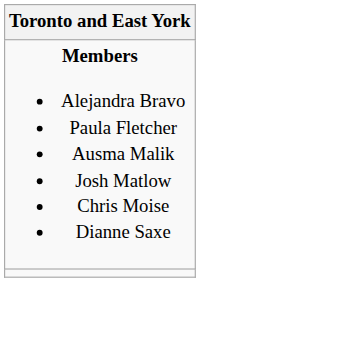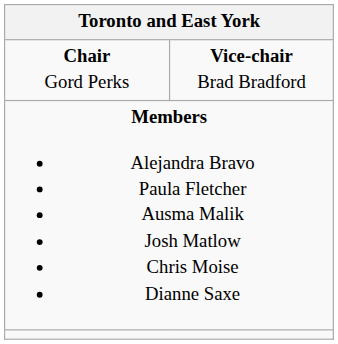+ row: (87, 69)
